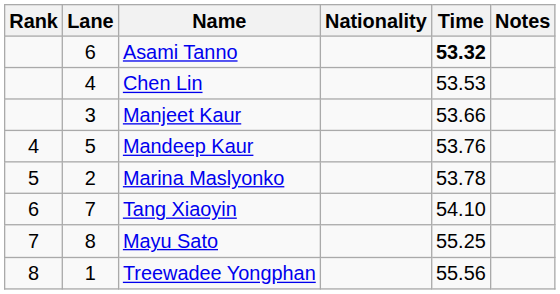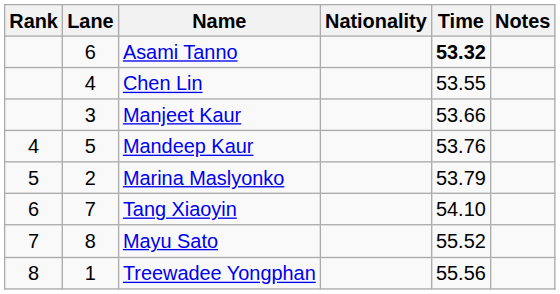(461, 84) 53.53 -> (461, 84) 53.55
(461, 178) 53.78 -> (461, 178) 53.79
(461, 241) 55.25 -> (461, 241) 55.52
